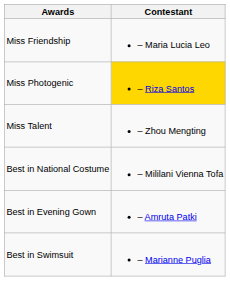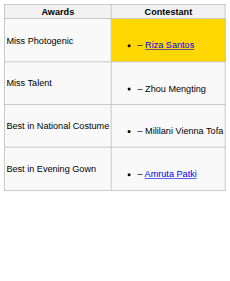- row: (38, 40)
- row: (40, 255)
